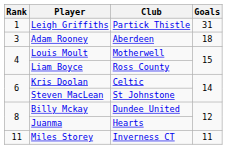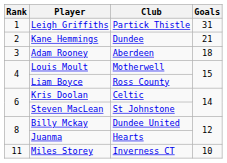+ row: (65, 39)
(207, 137) 11 -> (207, 151) 10
